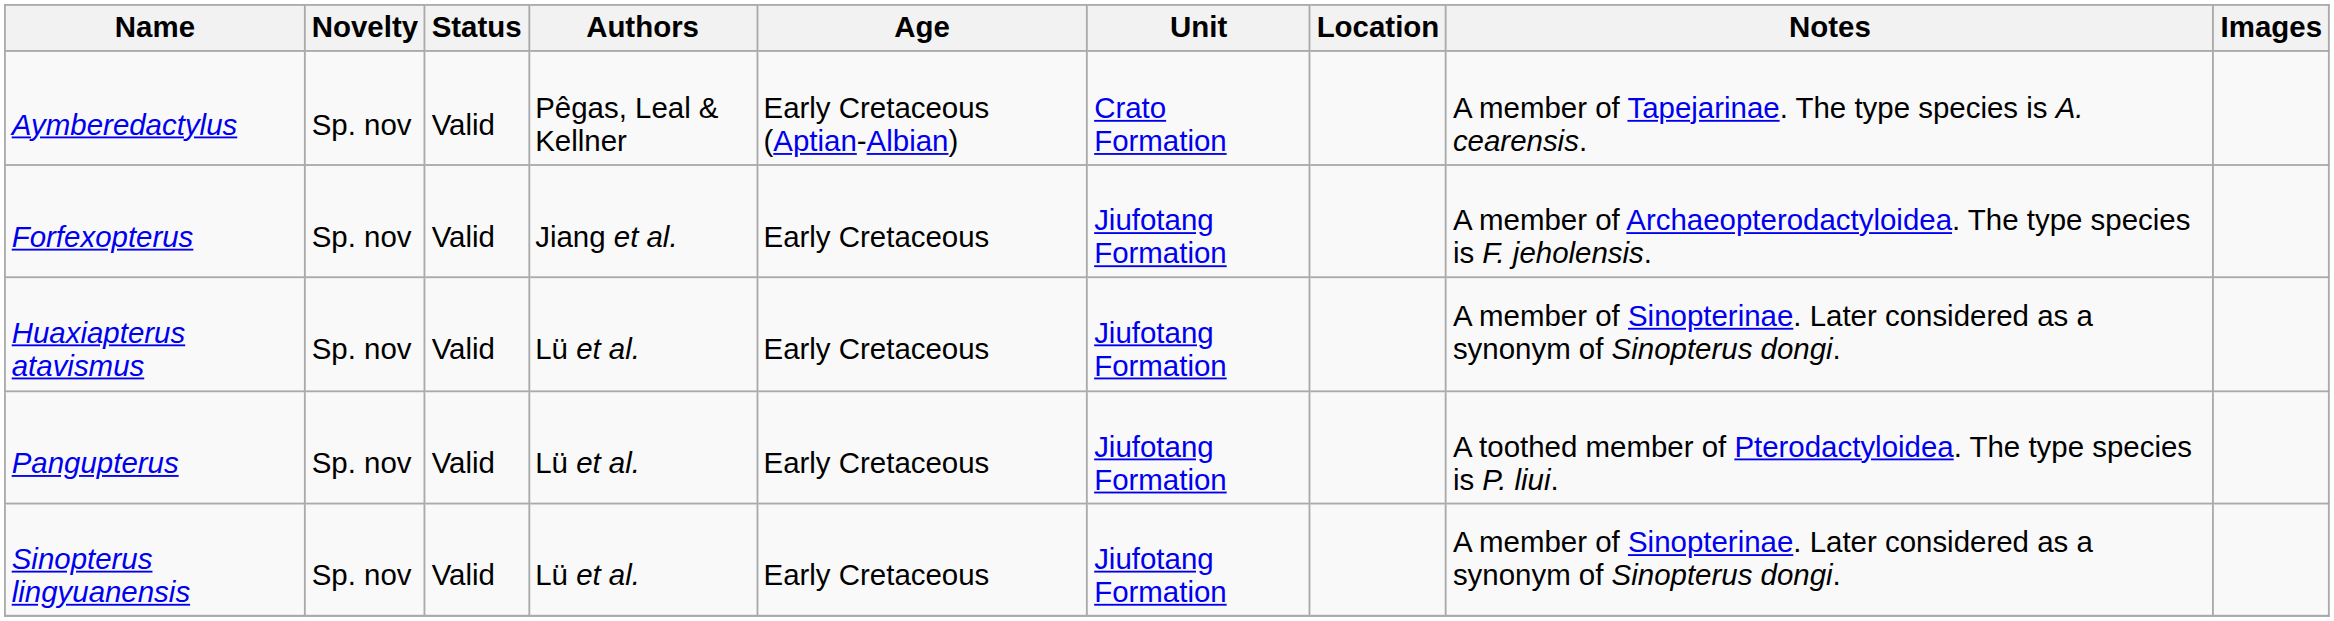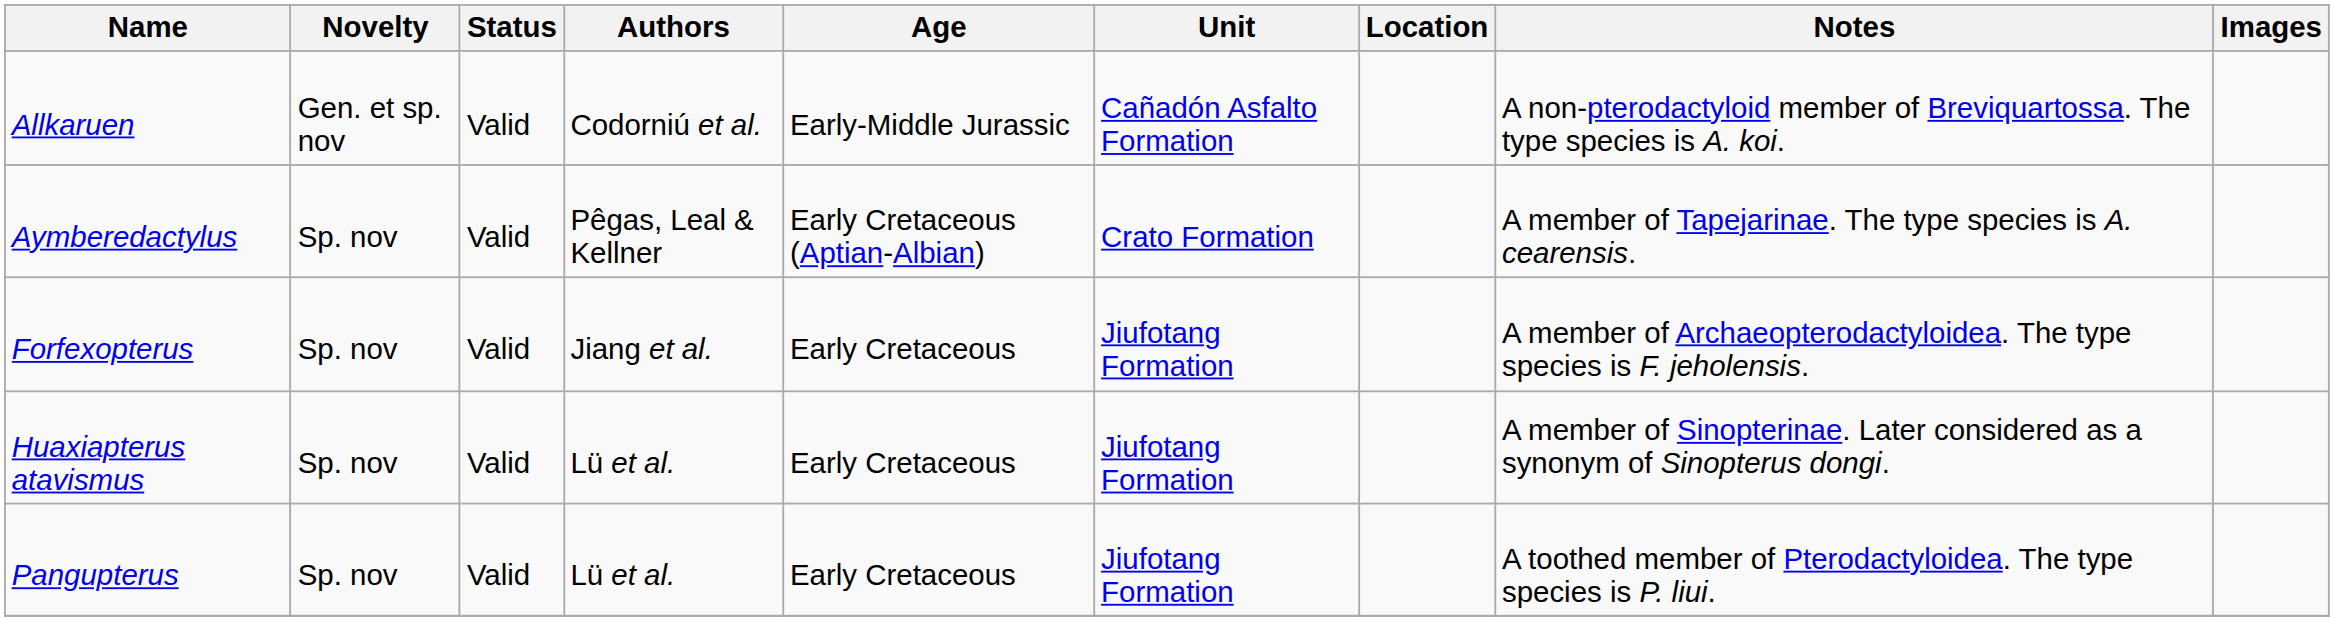+ row: (73, 124)
- row: (101, 575)
